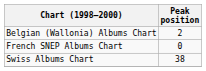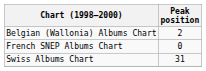(180, 60) 38 -> (180, 60) 31
